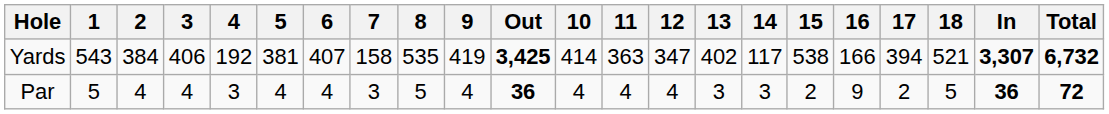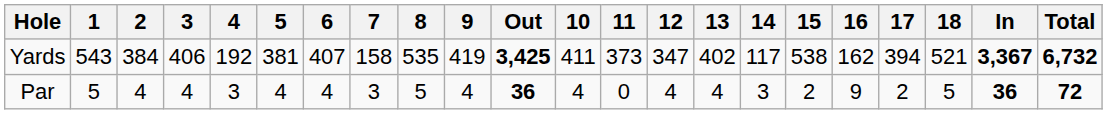(579, 56) 414 -> (578, 56) 411
(626, 56) 363 -> (624, 56) 373
(857, 56) 166 -> (856, 56) 162
(1007, 56) 3,307 -> (1005, 56) 3,367
(626, 91) 4 -> (624, 91) 0
(719, 91) 3 -> (717, 91) 4
